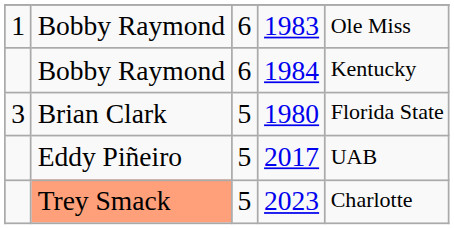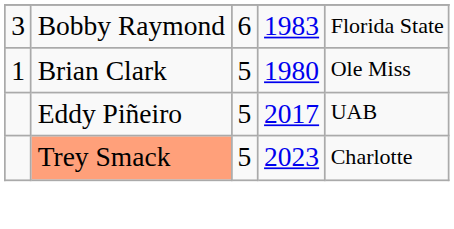(18, 26) 1 -> (18, 26) 3
(371, 26) Ole Miss -> (387, 26) Florida State
- row: (292, 69)
(18, 113) 3 -> (18, 69) 1
(387, 113) Florida State -> (371, 69) Ole Miss
